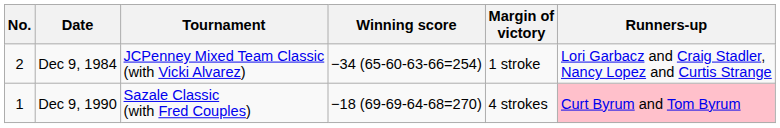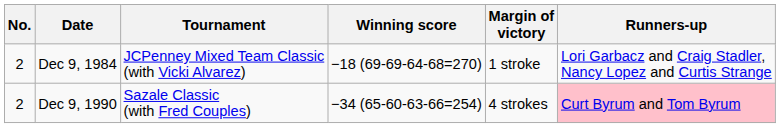(406, 64) −34 (65-60-63-66=254) -> (406, 64) −18 (69-69-64-68=270)
(20, 103) 1 -> (20, 103) 2
(406, 103) −18 (69-69-64-68=270) -> (406, 103) −34 (65-60-63-66=254)
